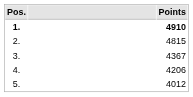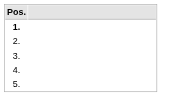- column: (172, 12)
